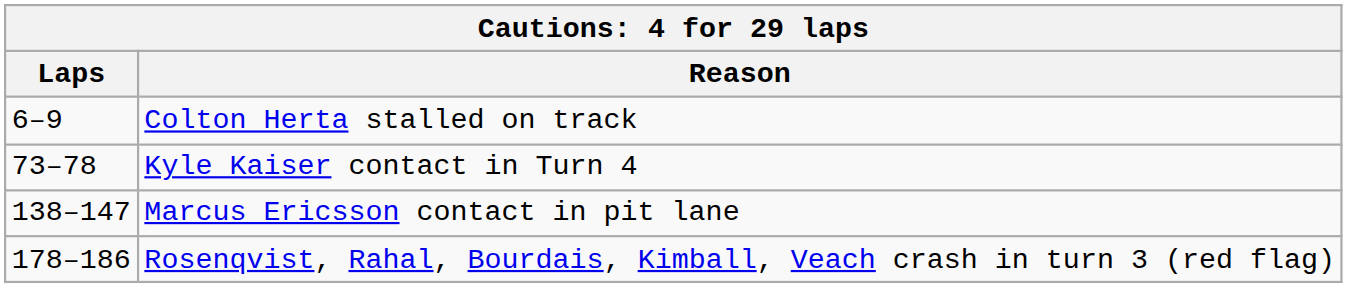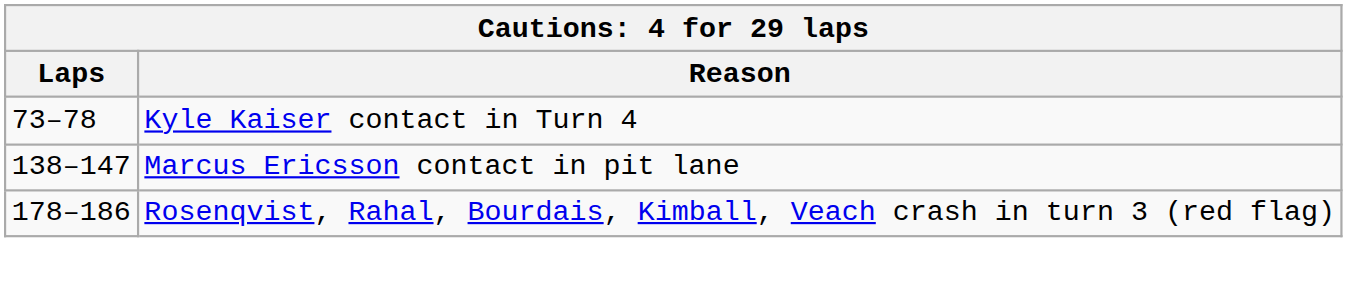- row: (391, 121)
